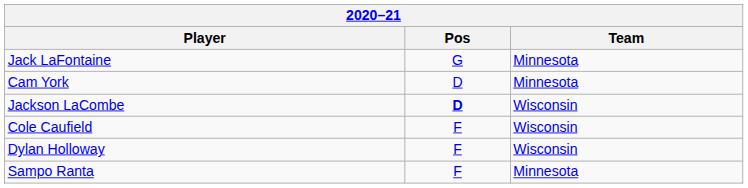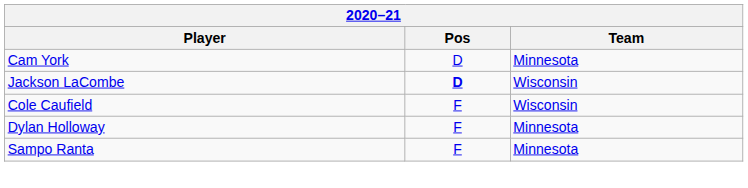- row: (59, 60)
(545, 149) Wisconsin -> (546, 127) Minnesota
